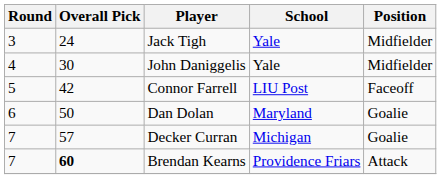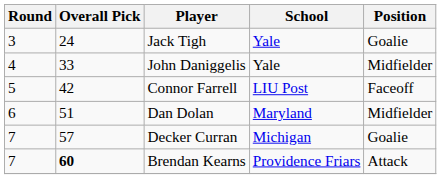(400, 40) Midfielder -> (388, 40) Goalie
(67, 64) 30 -> (67, 64) 33
(67, 112) 50 -> (67, 112) 51
(388, 112) Goalie -> (400, 112) Midfielder
